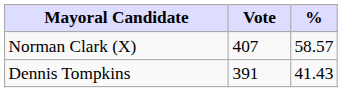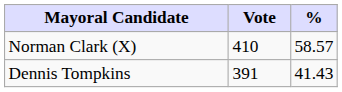(245, 45) 407 -> (245, 45) 410
